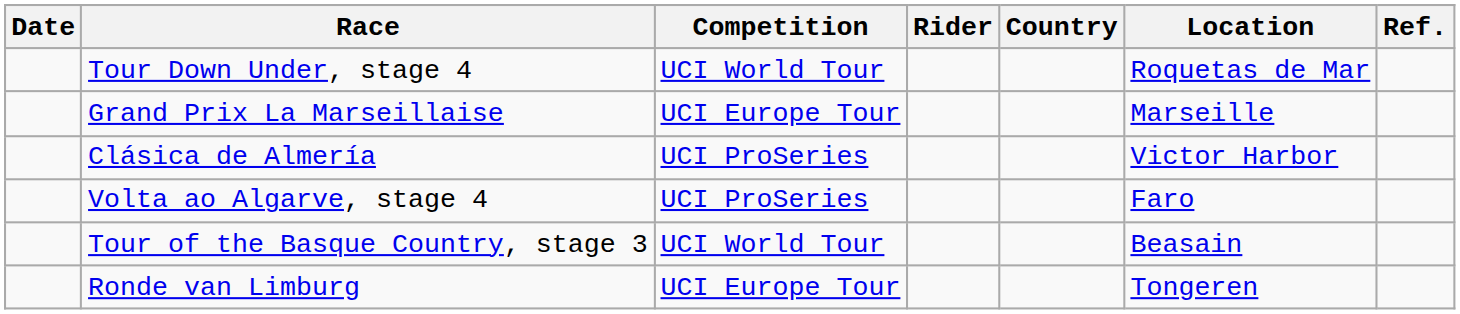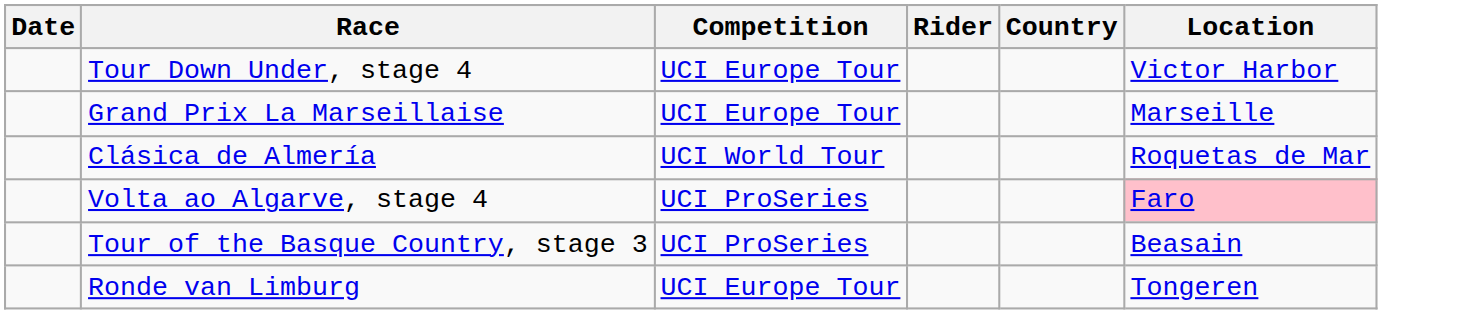- column: (1415, 27)
(772, 70) UCI World Tour -> (780, 70) UCI Europe Tour
(1250, 70) Roquetas de Mar -> (1234, 70) Victor Harbor
(764, 157) UCI ProSeries -> (772, 157) UCI World Tour
(1234, 157) Victor Harbor -> (1250, 157) Roquetas de Mar
(1162, 200) no background -> (1162, 200) pink background
(772, 244) UCI World Tour -> (764, 244) UCI ProSeries
